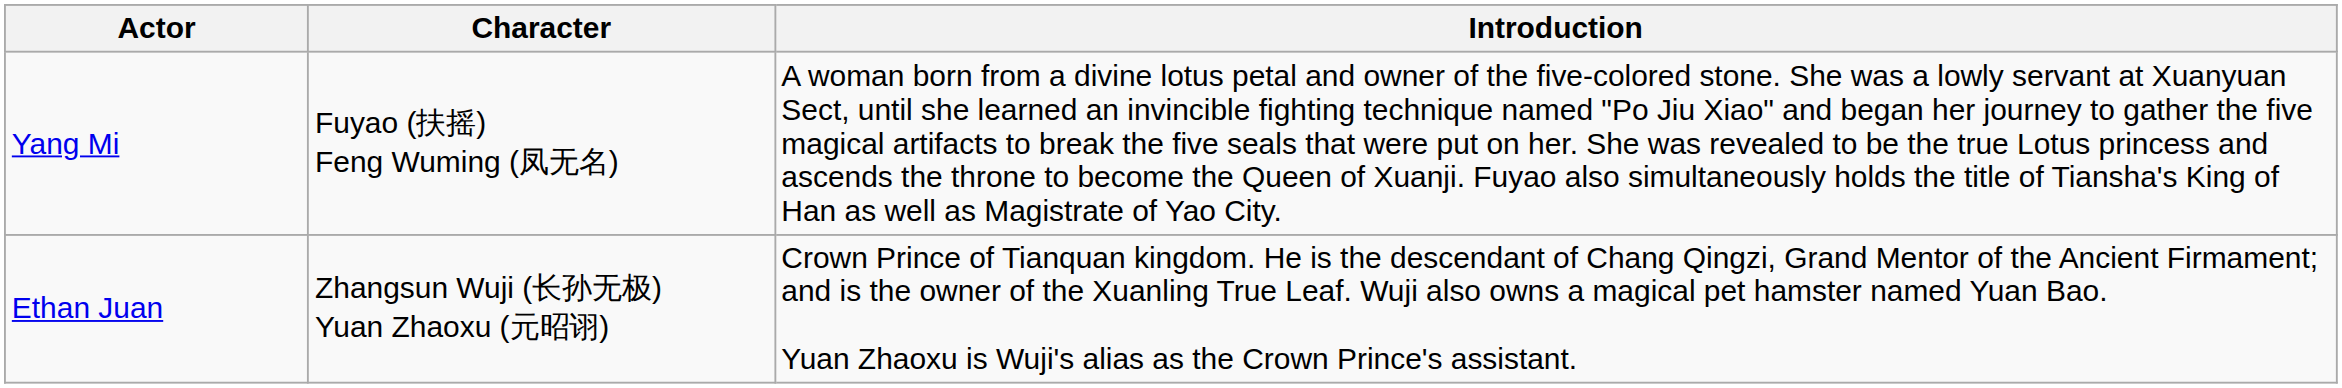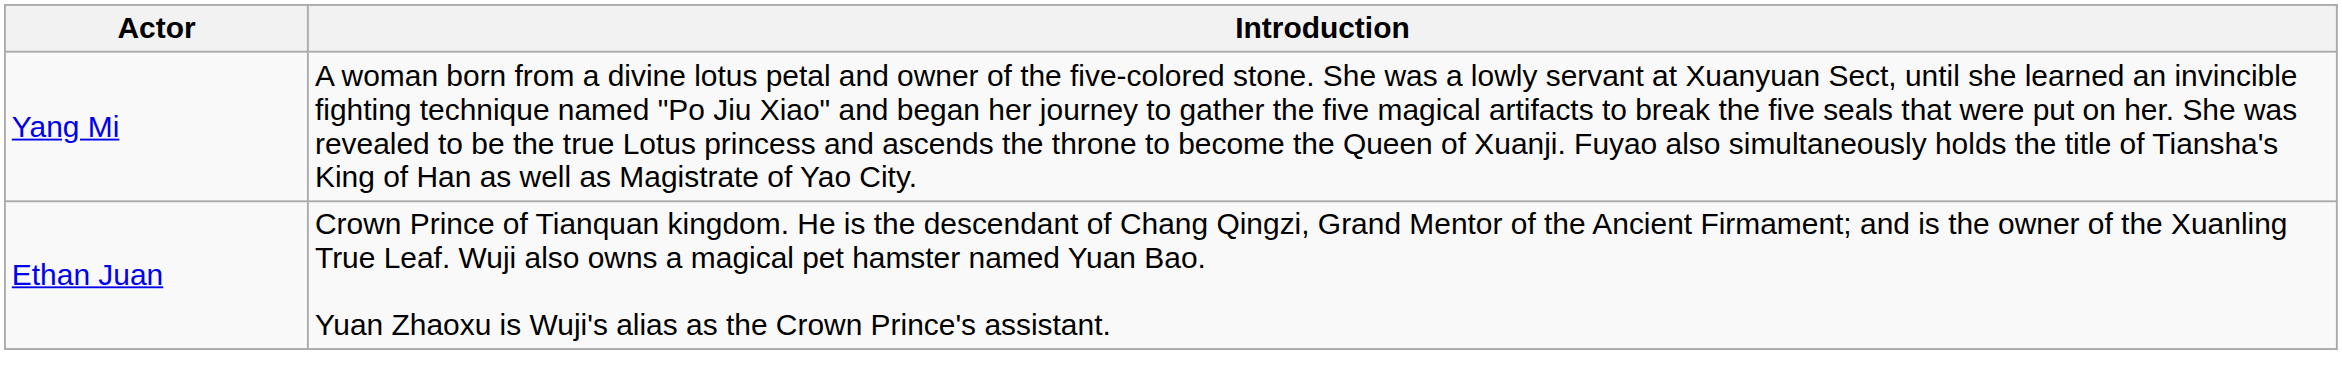- column: (541, 28)
